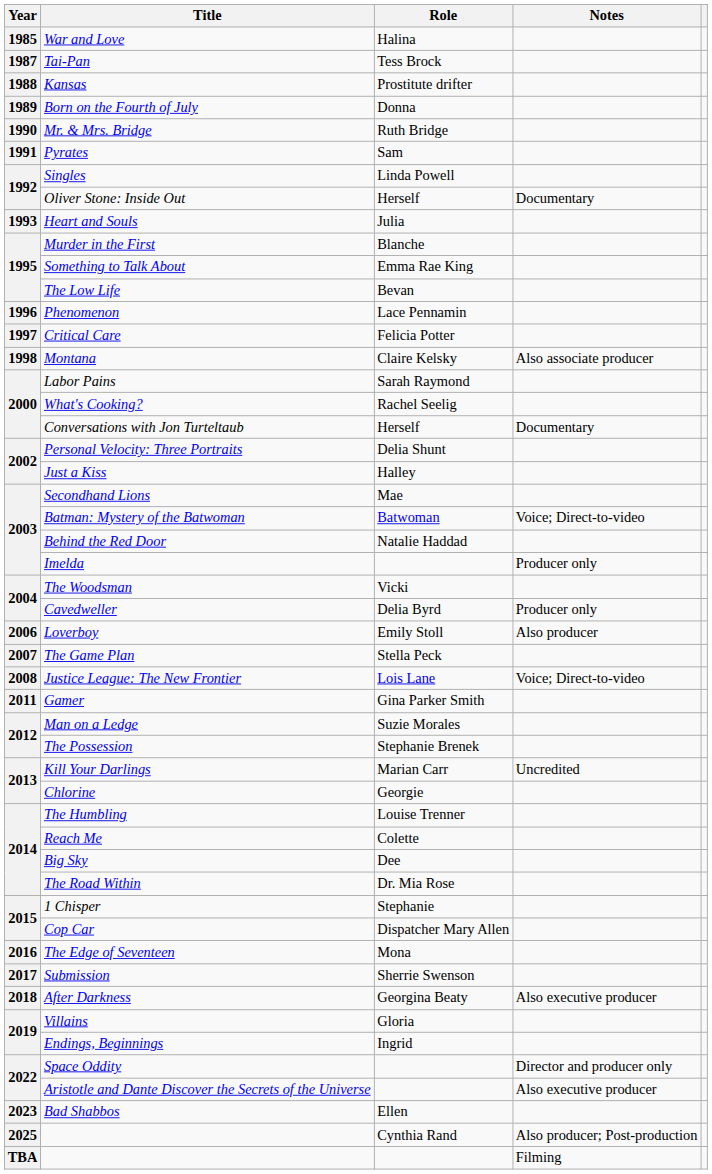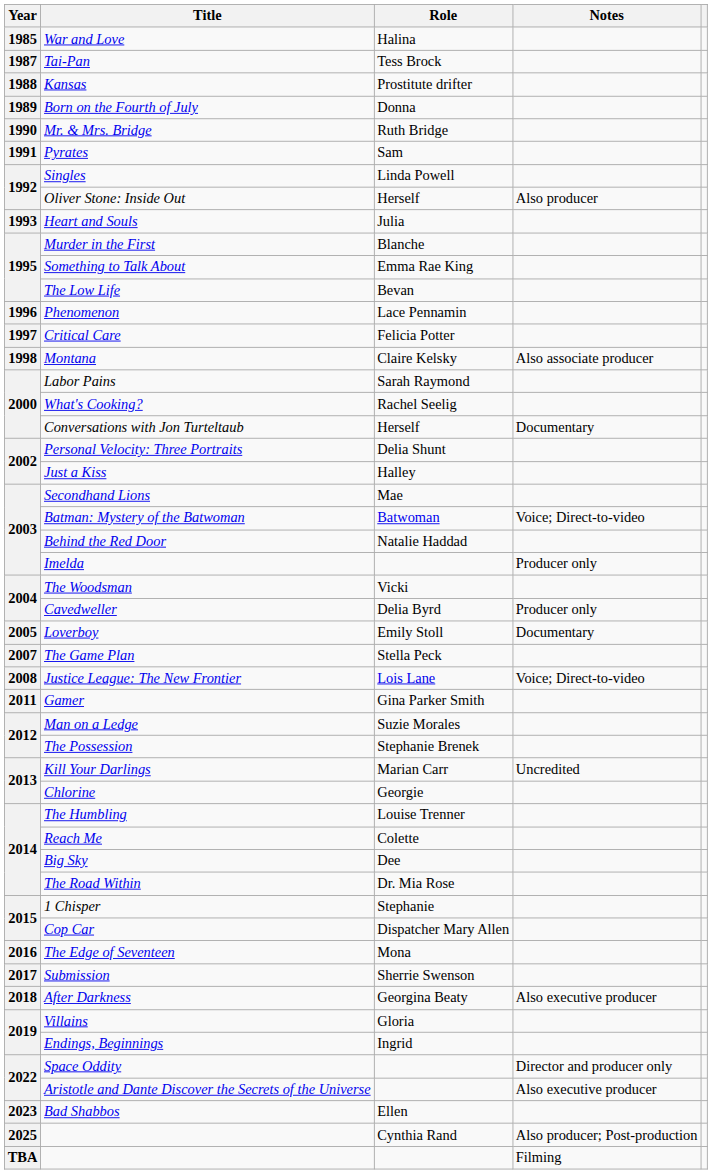(555, 198) Documentary -> (557, 198) Also producer
(23, 632) 2006 -> (23, 632) 2005
(557, 632) Also producer -> (555, 632) Documentary
